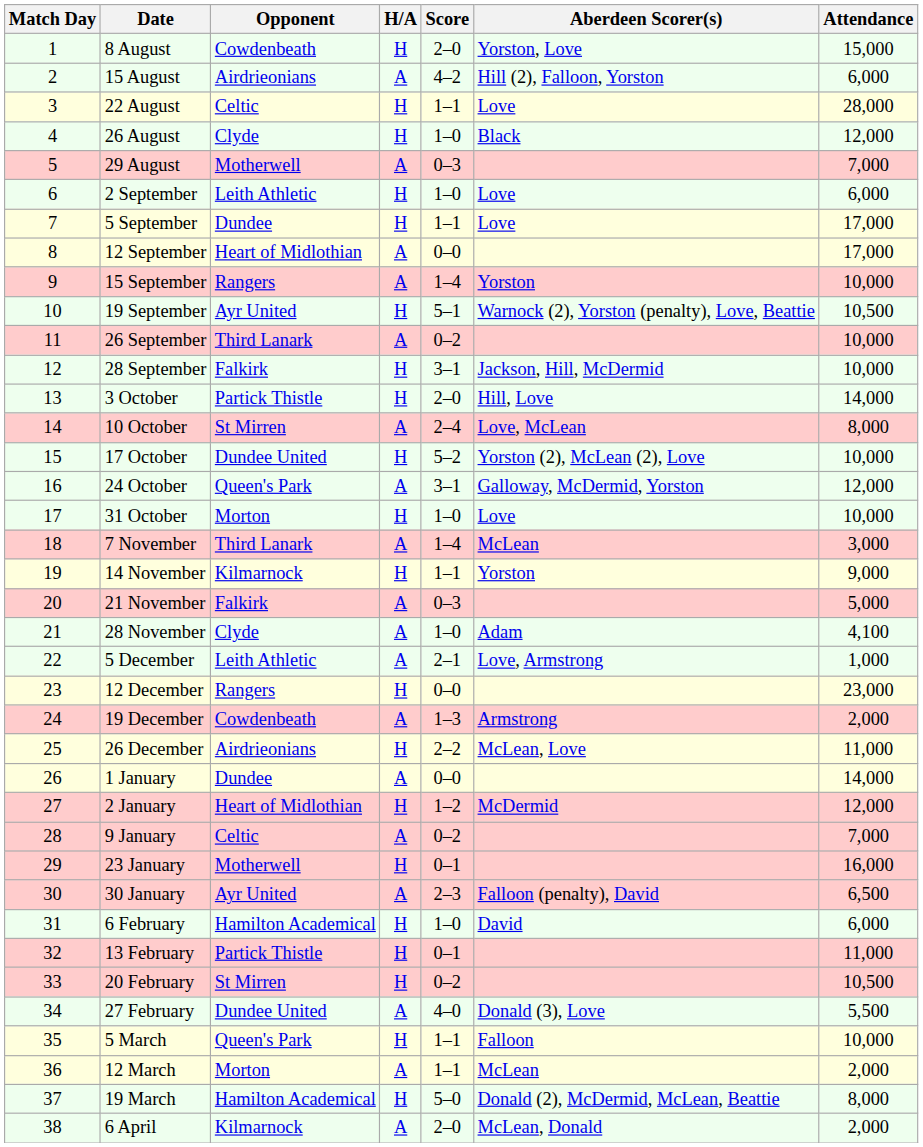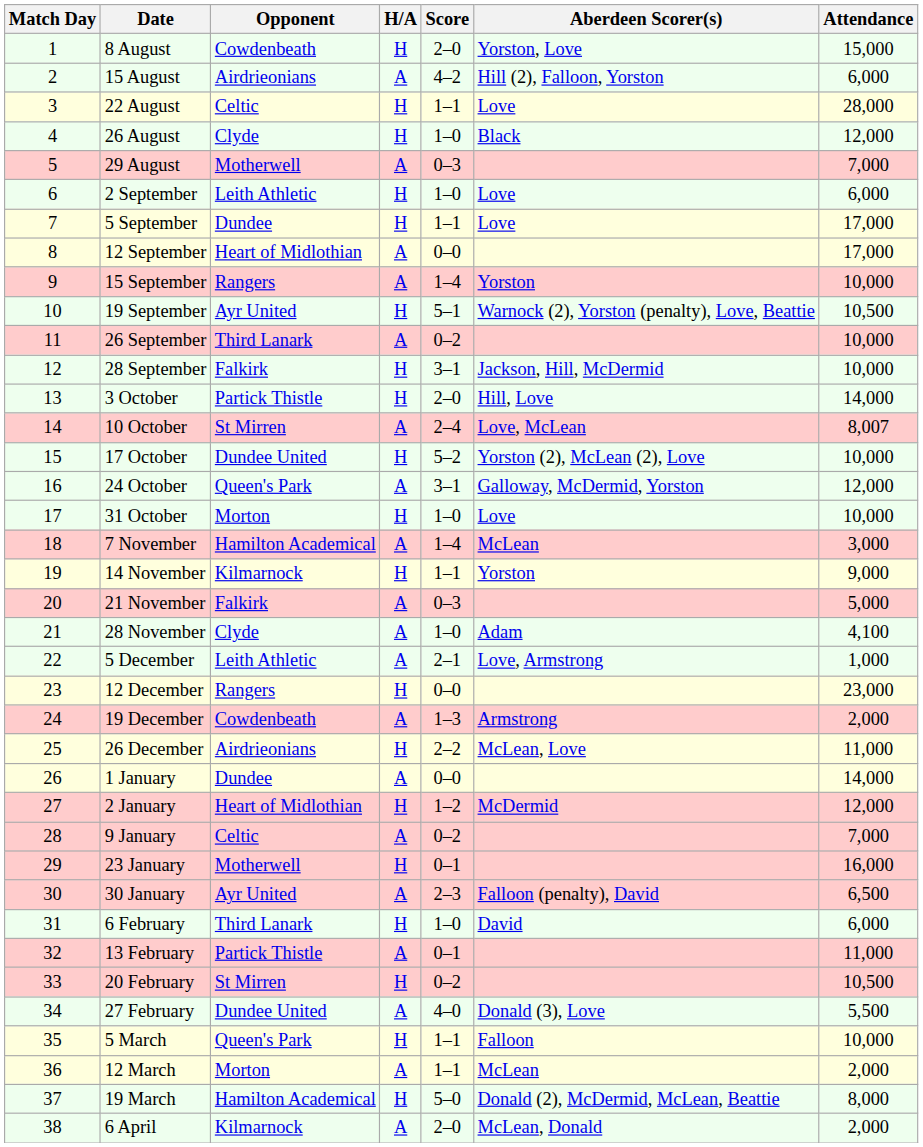(868, 427) 8,000 -> (868, 427) 8,007
(264, 544) Third Lanark -> (295, 544) Hamilton Academical
(295, 923) Hamilton Academical -> (264, 923) Third Lanark
(401, 952) H -> (401, 952) A
